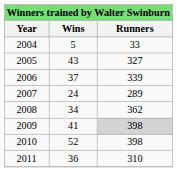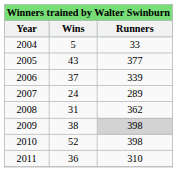(135, 61) 327 -> (135, 61) 377
(73, 110) 34 -> (73, 110) 31
(73, 126) 41 -> (73, 126) 38
